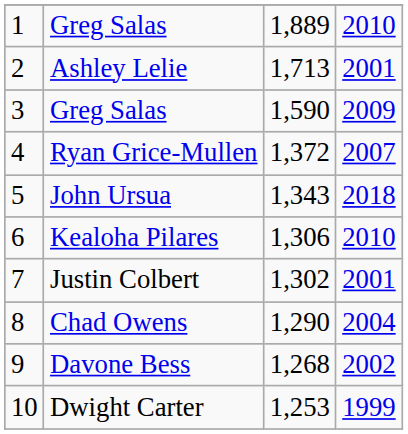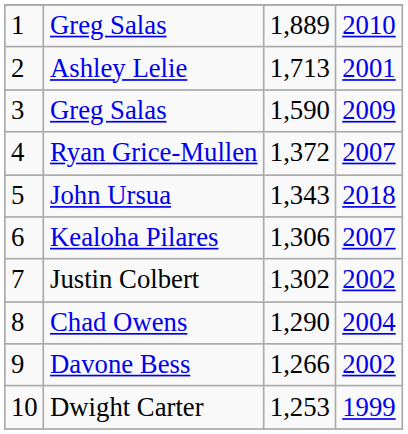(369, 237) 2010 -> (369, 237) 2007
(369, 279) 2001 -> (369, 279) 2002
(300, 364) 1,268 -> (300, 364) 1,266
